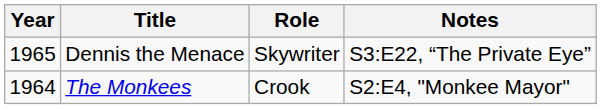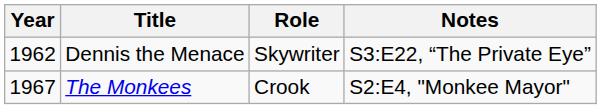(33, 53) 1965 -> (33, 53) 1962
(33, 86) 1964 -> (33, 86) 1967
